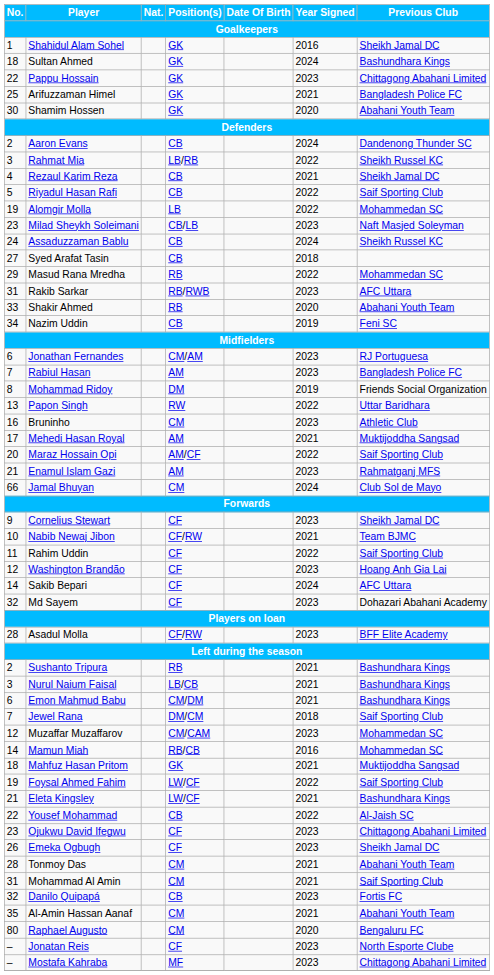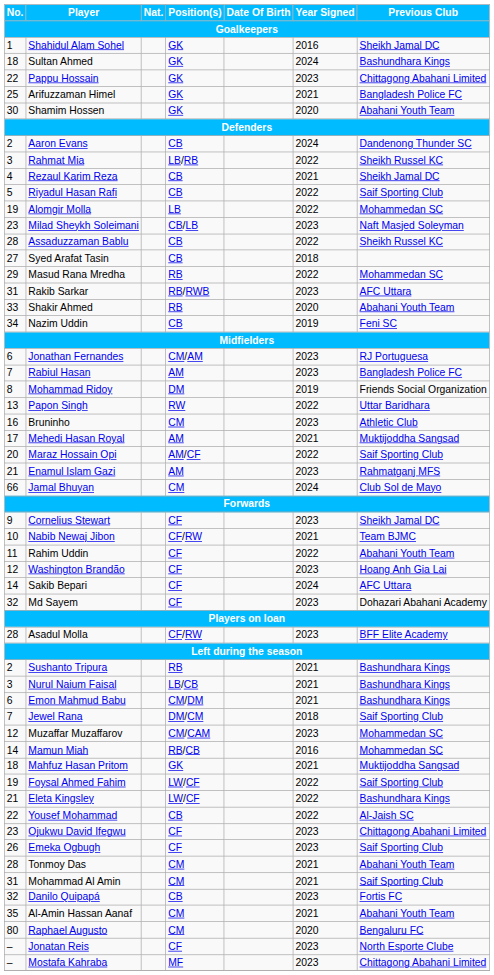(13, 242) 24 -> (13, 242) 28
(307, 242) 2024 -> (307, 242) 2022
(401, 553) Saif Sporting Club -> (407, 553) Abahani Youth Team
(307, 799) 2021 -> (307, 799) 2022
(400, 848) Sheikh Jamal DC -> (401, 848) Saif Sporting Club
